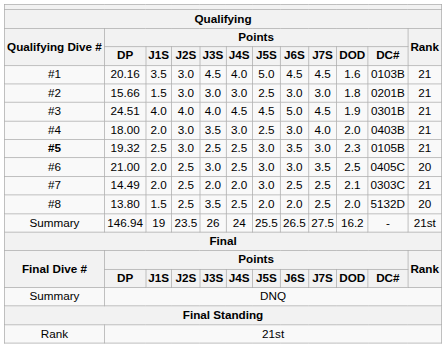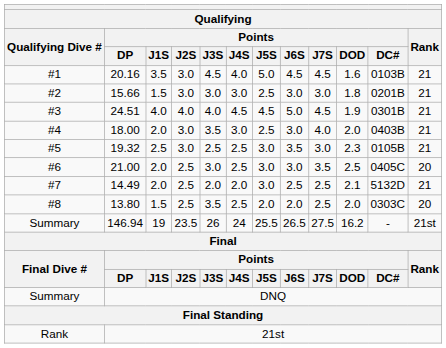(54, 148) bold -> (54, 148) normal
(388, 185) 0303C -> (388, 185) 5132D
(388, 204) 5132D -> (388, 204) 0303C
